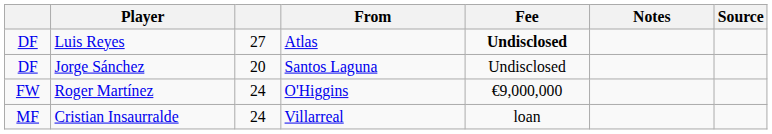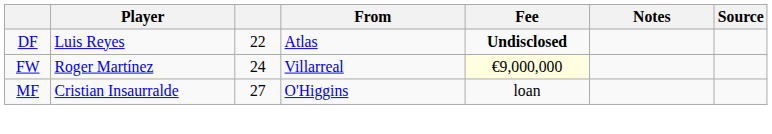(258, 41) 27 -> (258, 41) 22
- row: (99, 66)
(316, 91) O'Higgins -> (314, 66) Villarreal
(527, 91) no background -> (527, 66) lightyellow background
(258, 116) 24 -> (258, 91) 27
(314, 116) Villarreal -> (316, 91) O'Higgins
